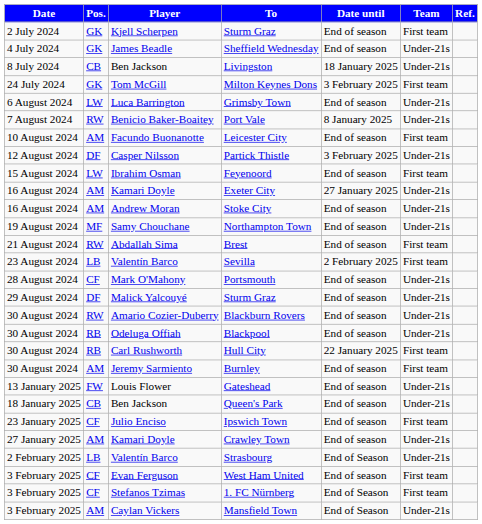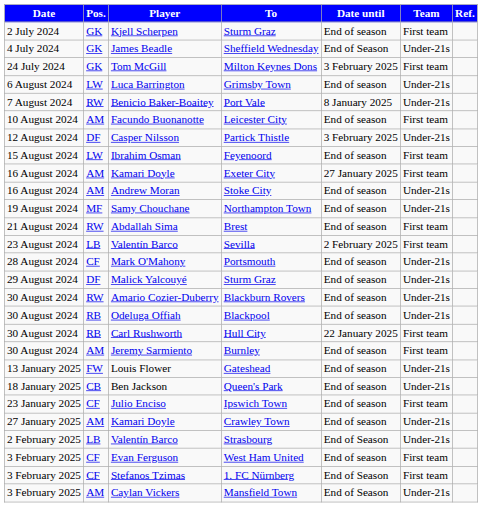(355, 48) End of season -> (356, 48) End of Season
- row: (139, 66)
(426, 191) Under-21s -> (425, 173) First team
